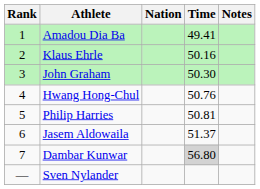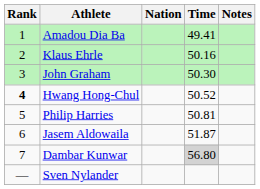(22, 94) normal -> (22, 94) bold
(202, 94) 50.76 -> (202, 94) 50.52
(202, 134) 51.37 -> (202, 134) 51.87
